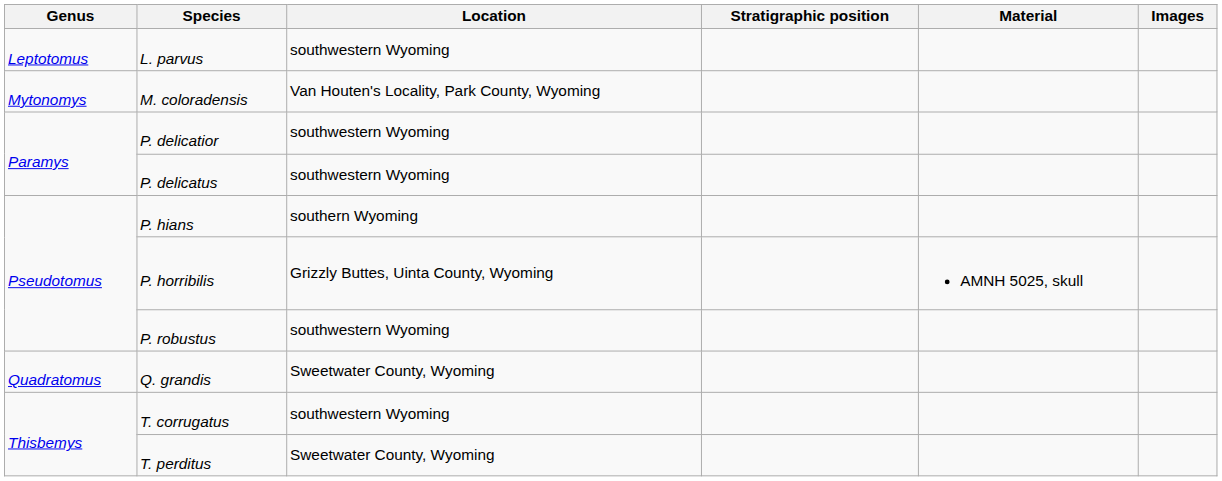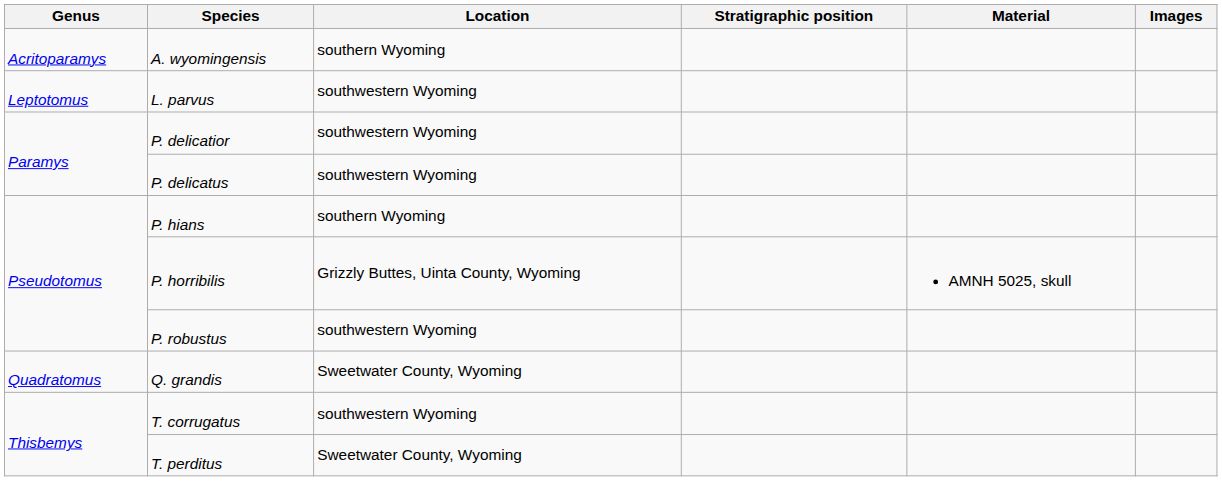+ row: (209, 58)
- row: (194, 99)
